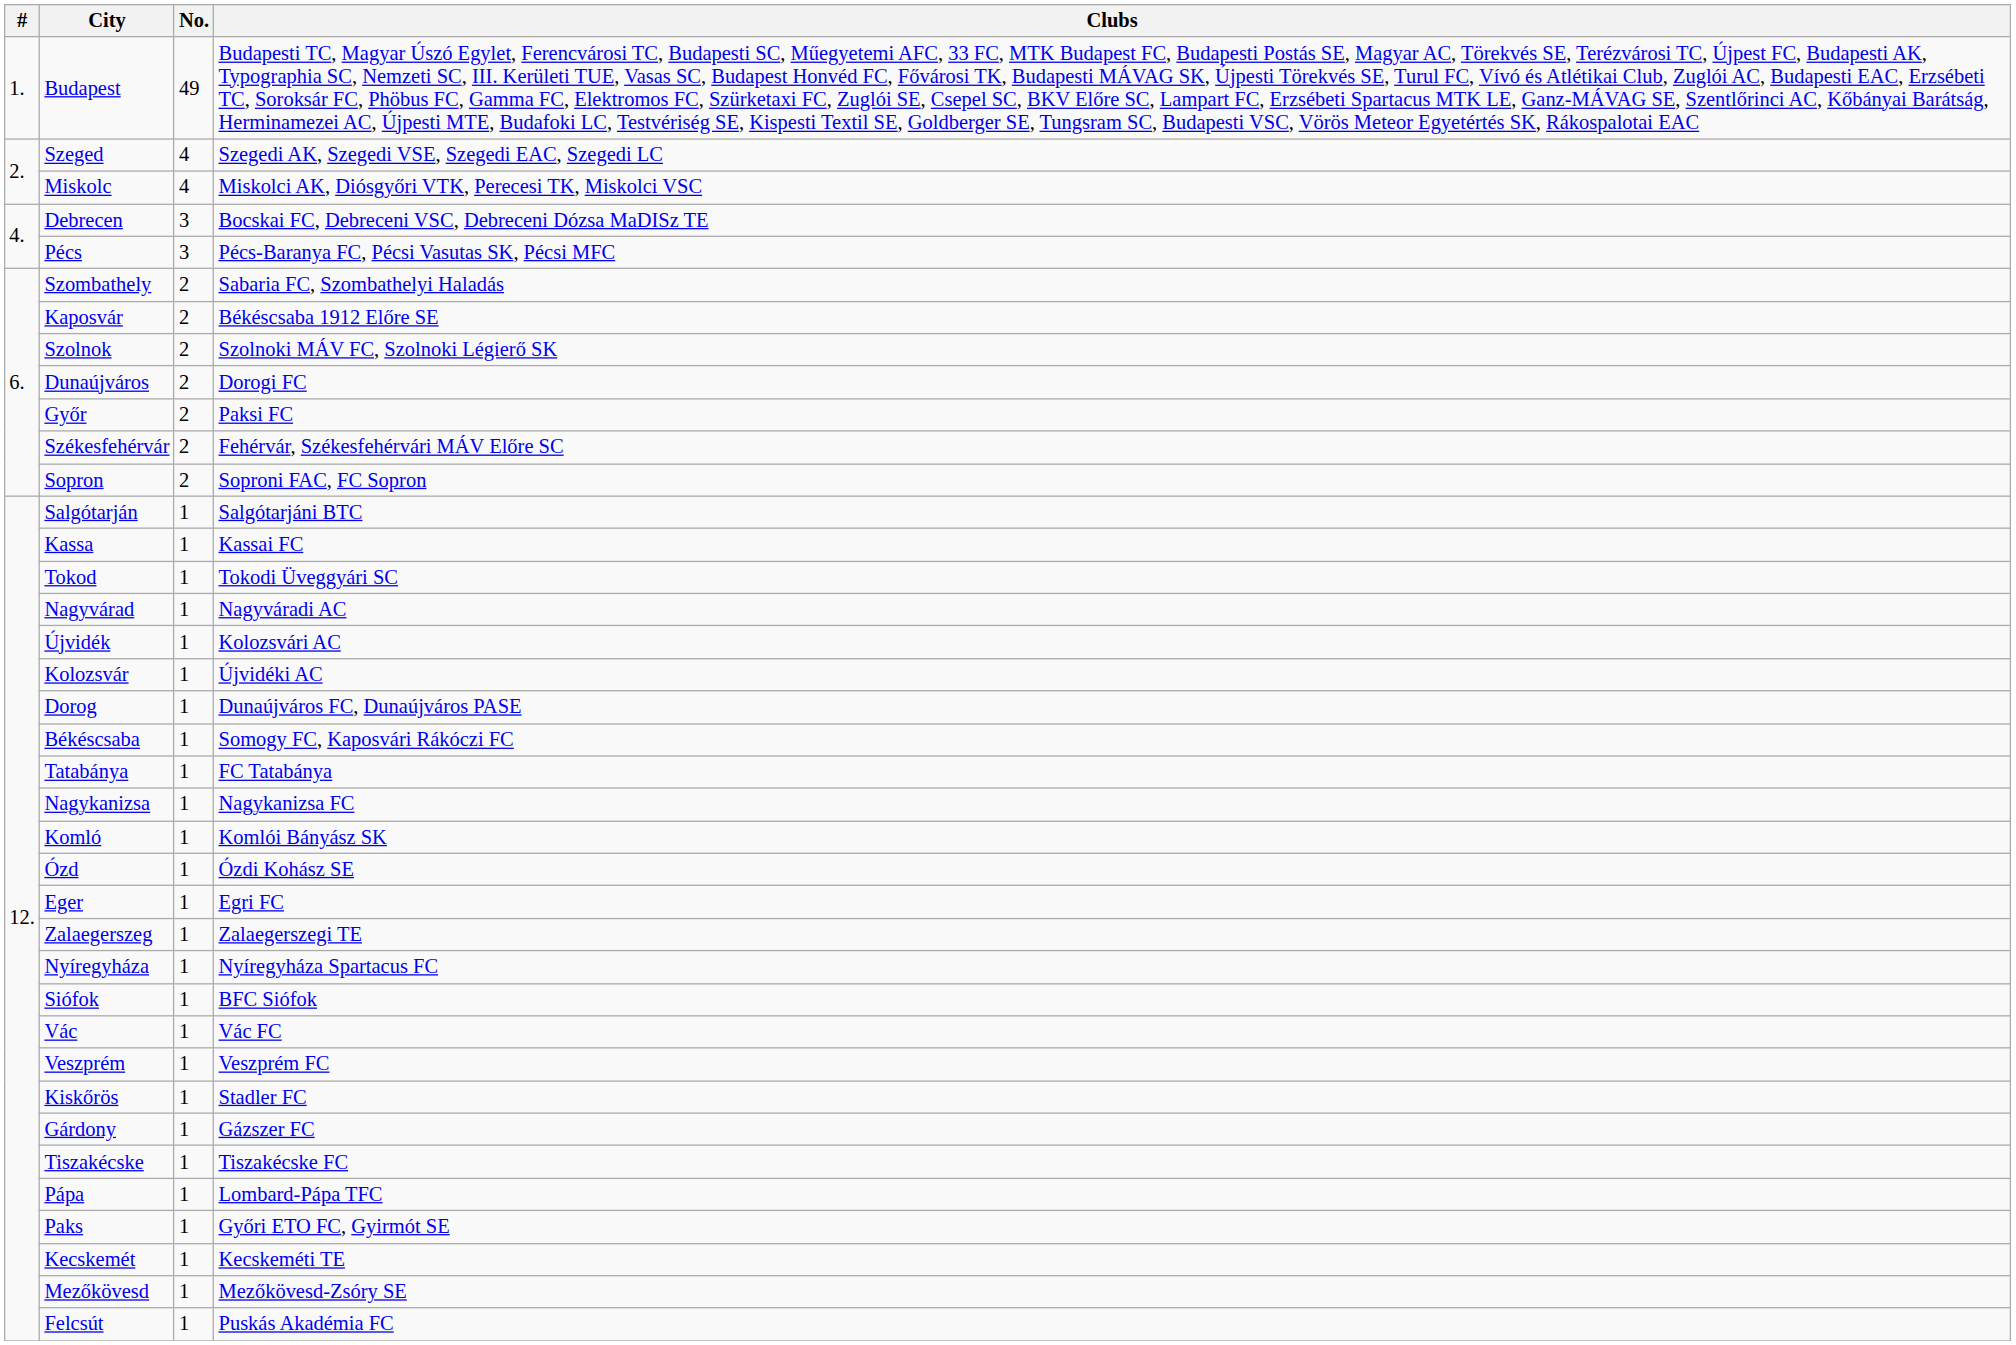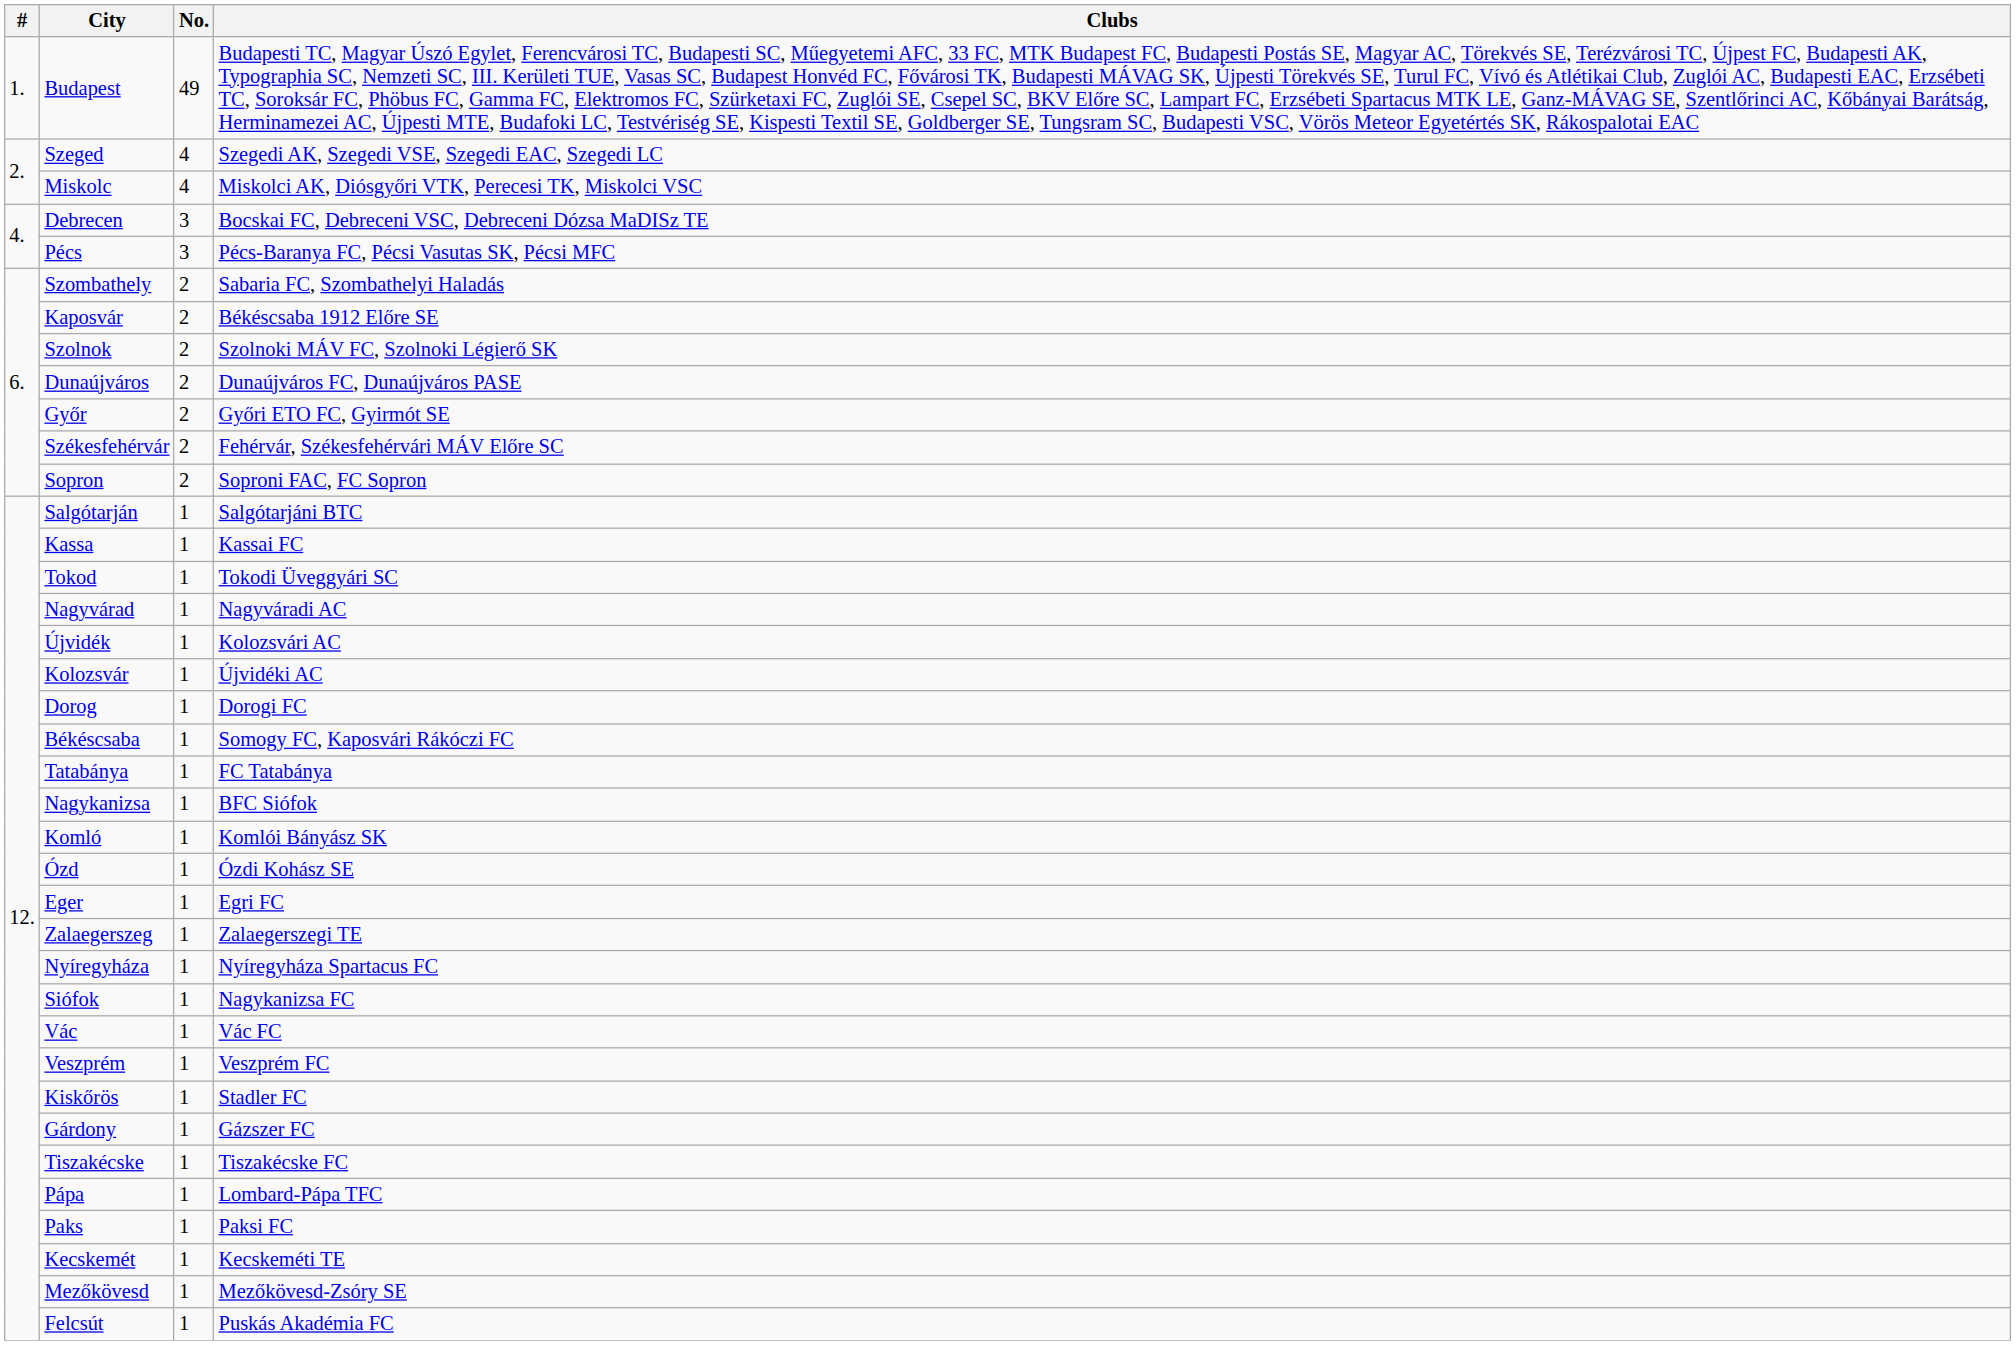(263, 382) Dorogi FC -> (370, 382) Dunaújváros FC, Dunaújváros PASE
(256, 414) Paksi FC -> (334, 414) Győri ETO FC, Gyirmót SE
(370, 706) Dunaújváros FC, Dunaújváros PASE -> (263, 706) Dorogi FC
(286, 804) Nagykanizsa FC -> (268, 804) BFC Siófok
(268, 999) BFC Siófok -> (286, 999) Nagykanizsa FC
(334, 1226) Győri ETO FC, Gyirmót SE -> (256, 1226) Paksi FC
